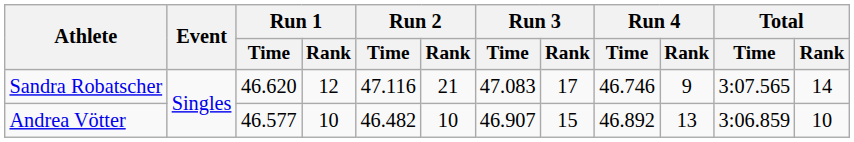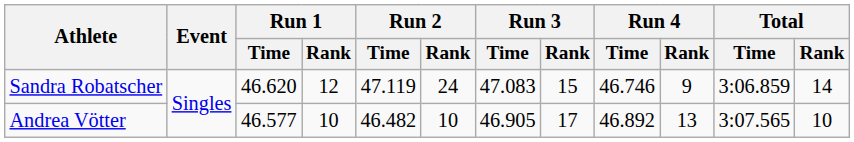(388, 86) 47.116 -> (388, 86) 47.119
(448, 86) 21 -> (448, 86) 24
(567, 86) 17 -> (567, 86) 15
(754, 86) 3:07.565 -> (754, 86) 3:06.859
(508, 120) 46.907 -> (508, 120) 46.905
(567, 120) 15 -> (567, 120) 17
(754, 120) 3:06.859 -> (754, 120) 3:07.565
